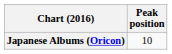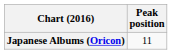(147, 40) 10 -> (147, 40) 11
